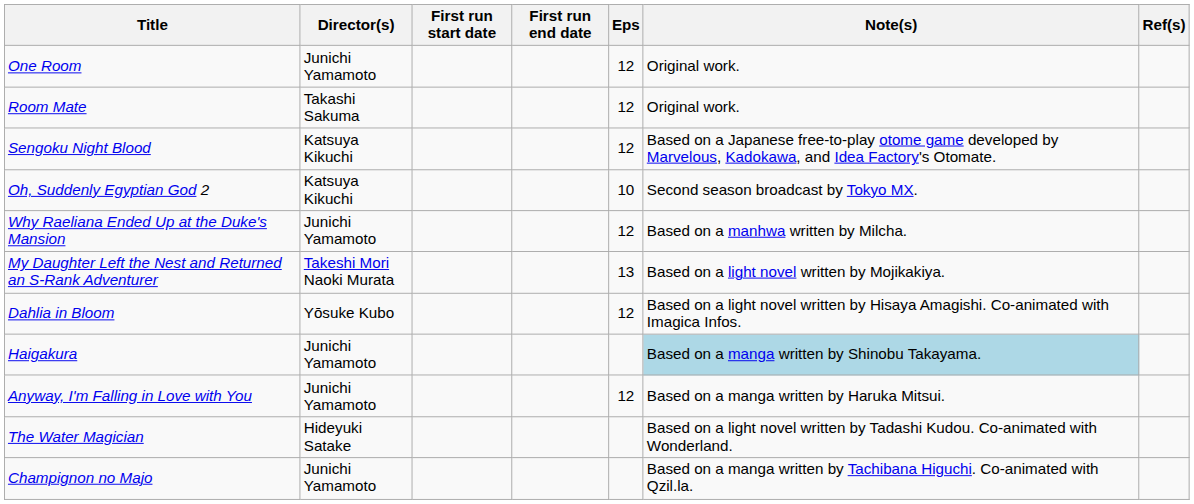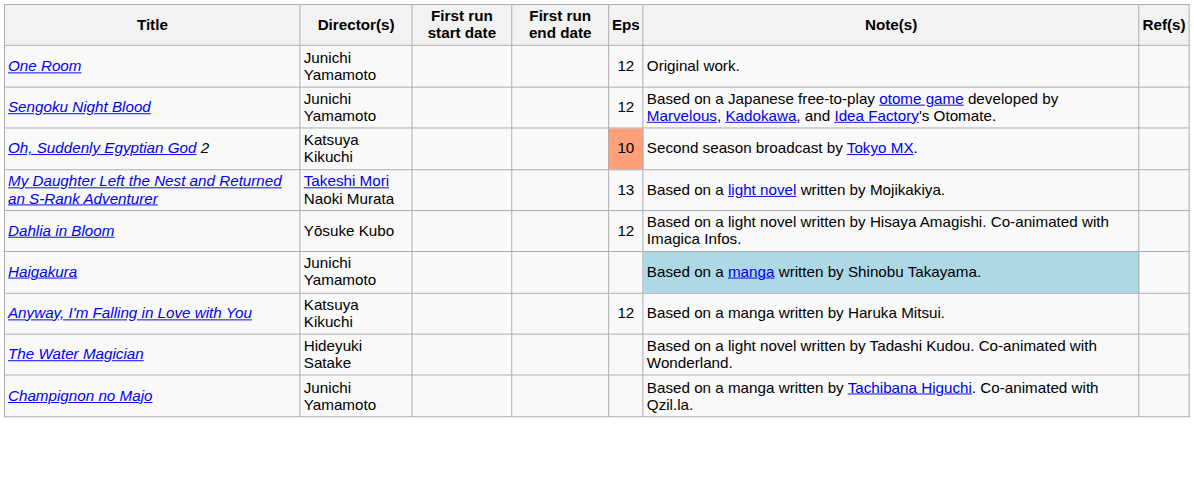- row: (47, 107)
(331, 148) Katsuya Kikuchi -> (340, 107) Junichi Yamamoto
(626, 189) no background -> (626, 148) lightsalmon background
- row: (137, 231)
(340, 395) Junichi Yamamoto -> (331, 313) Katsuya Kikuchi
